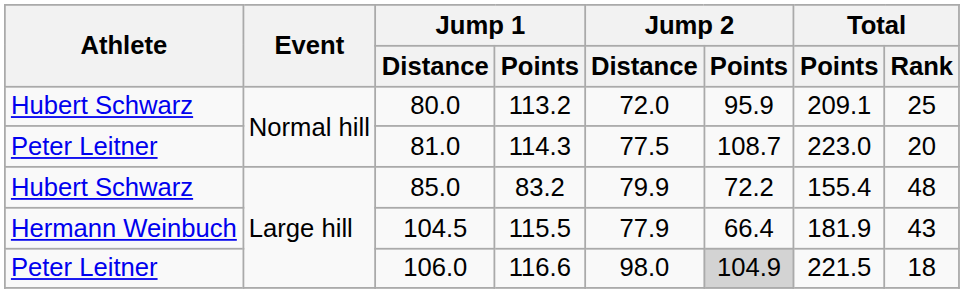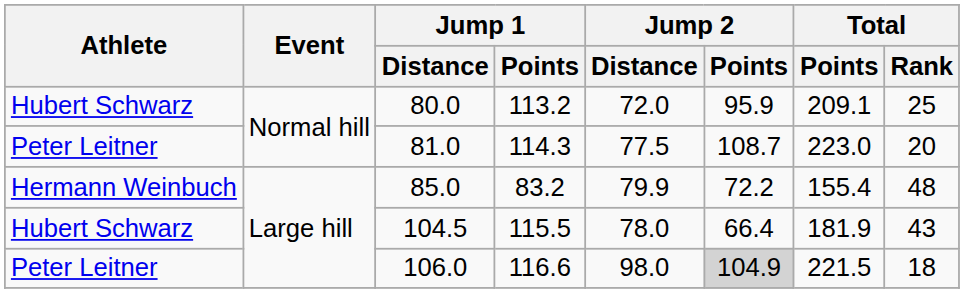(102, 188) Hubert Schwarz -> (124, 188) Hermann Weinbuch
(124, 228) Hermann Weinbuch -> (102, 228) Hubert Schwarz
(644, 228) 77.9 -> (644, 228) 78.0
